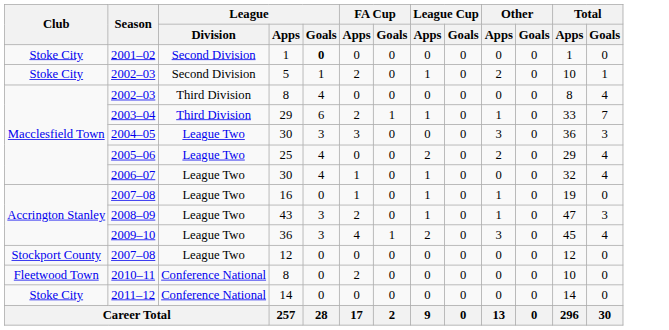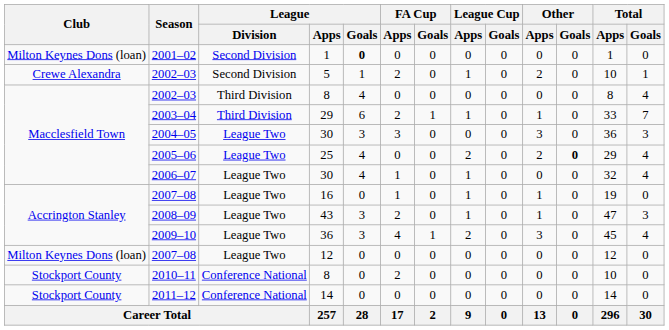(56, 54) Stoke City -> (77, 54) Milton Keynes Dons (loan)
(56, 74) Stoke City -> (77, 74) Crewe Alexandra
(534, 154) normal -> (575, 154) bold
(56, 255) Stockport County -> (77, 255) Milton Keynes Dons (loan)
(56, 275) Fleetwood Town -> (77, 275) Stockport County
(56, 295) Stoke City -> (77, 295) Stockport County
